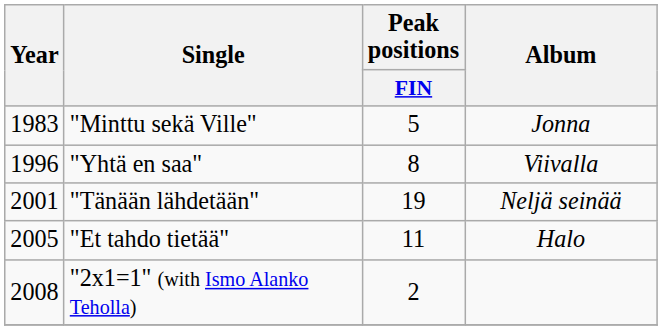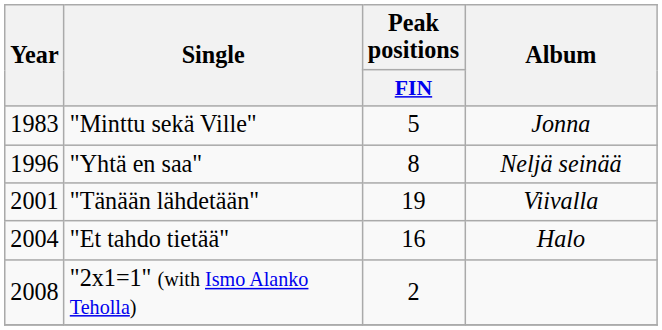(561, 163) Viivalla -> (561, 163) Neljä seinää
(561, 201) Neljä seinää -> (561, 201) Viivalla
(34, 239) 2005 -> (34, 239) 2004
(413, 239) 11 -> (413, 239) 16
